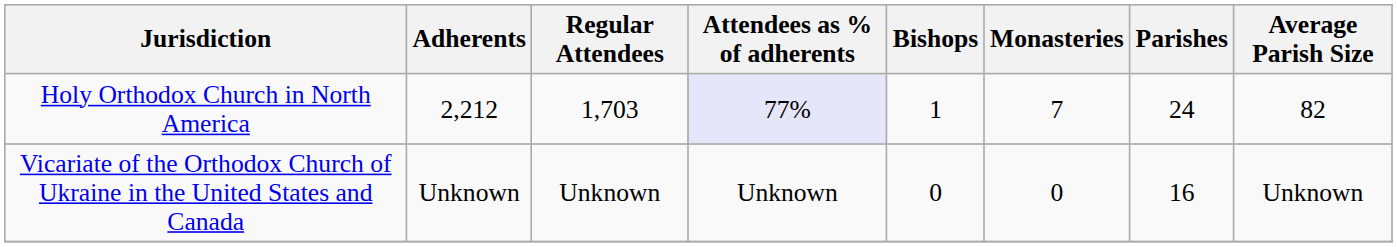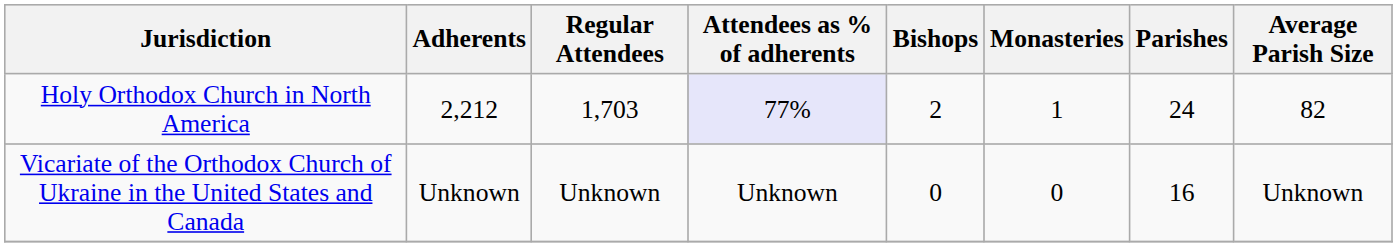(936, 108) 1 -> (936, 108) 2
(1057, 108) 7 -> (1057, 108) 1
